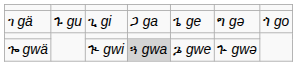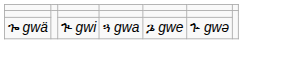- row: (20, 21)
(149, 49) lightgrey background -> (121, 28) no background
